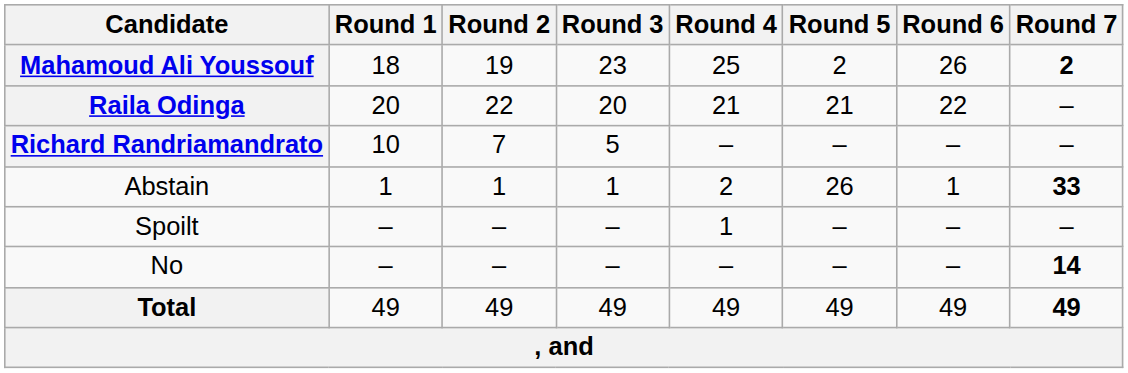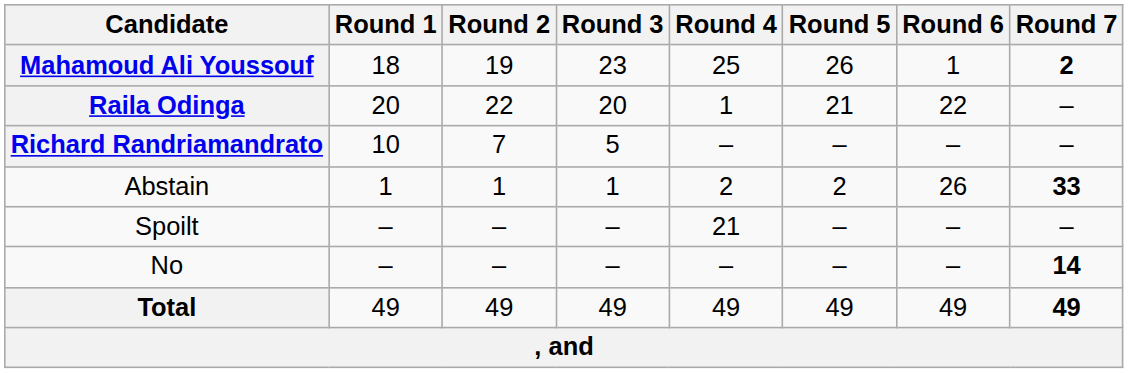(840, 65) 2 -> (840, 65) 26
(953, 65) 26 -> (953, 65) 1
(726, 105) 21 -> (726, 105) 1
(840, 186) 26 -> (840, 186) 2
(953, 186) 1 -> (953, 186) 26
(726, 226) 1 -> (726, 226) 21
